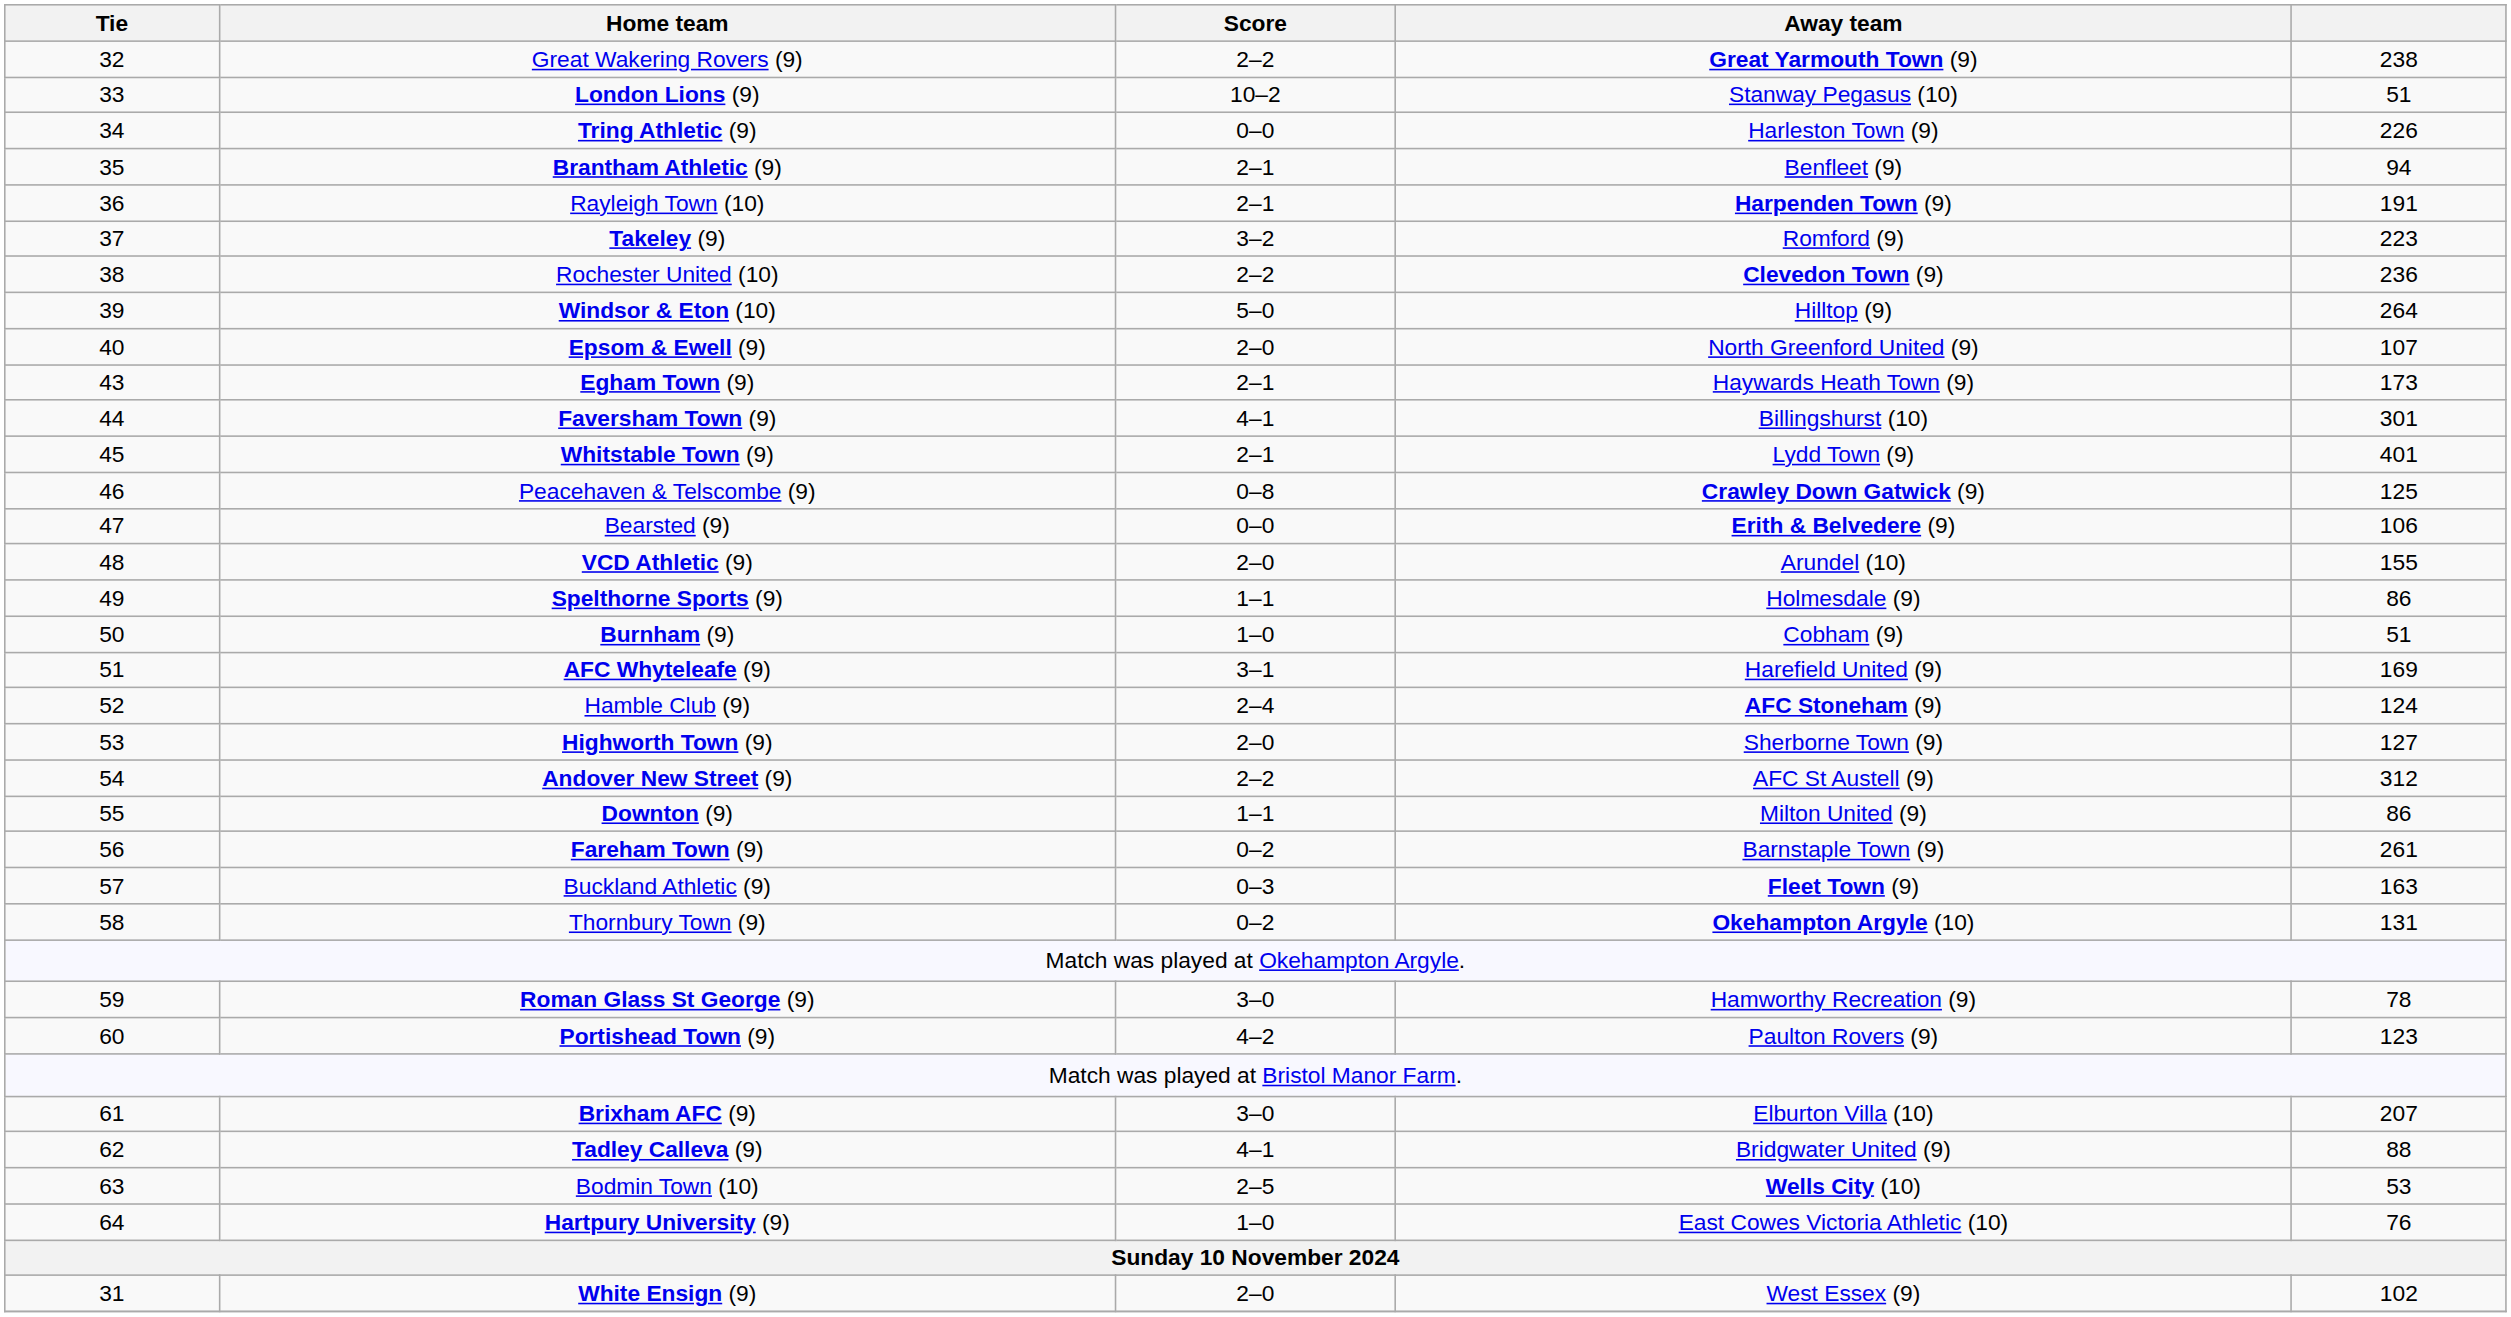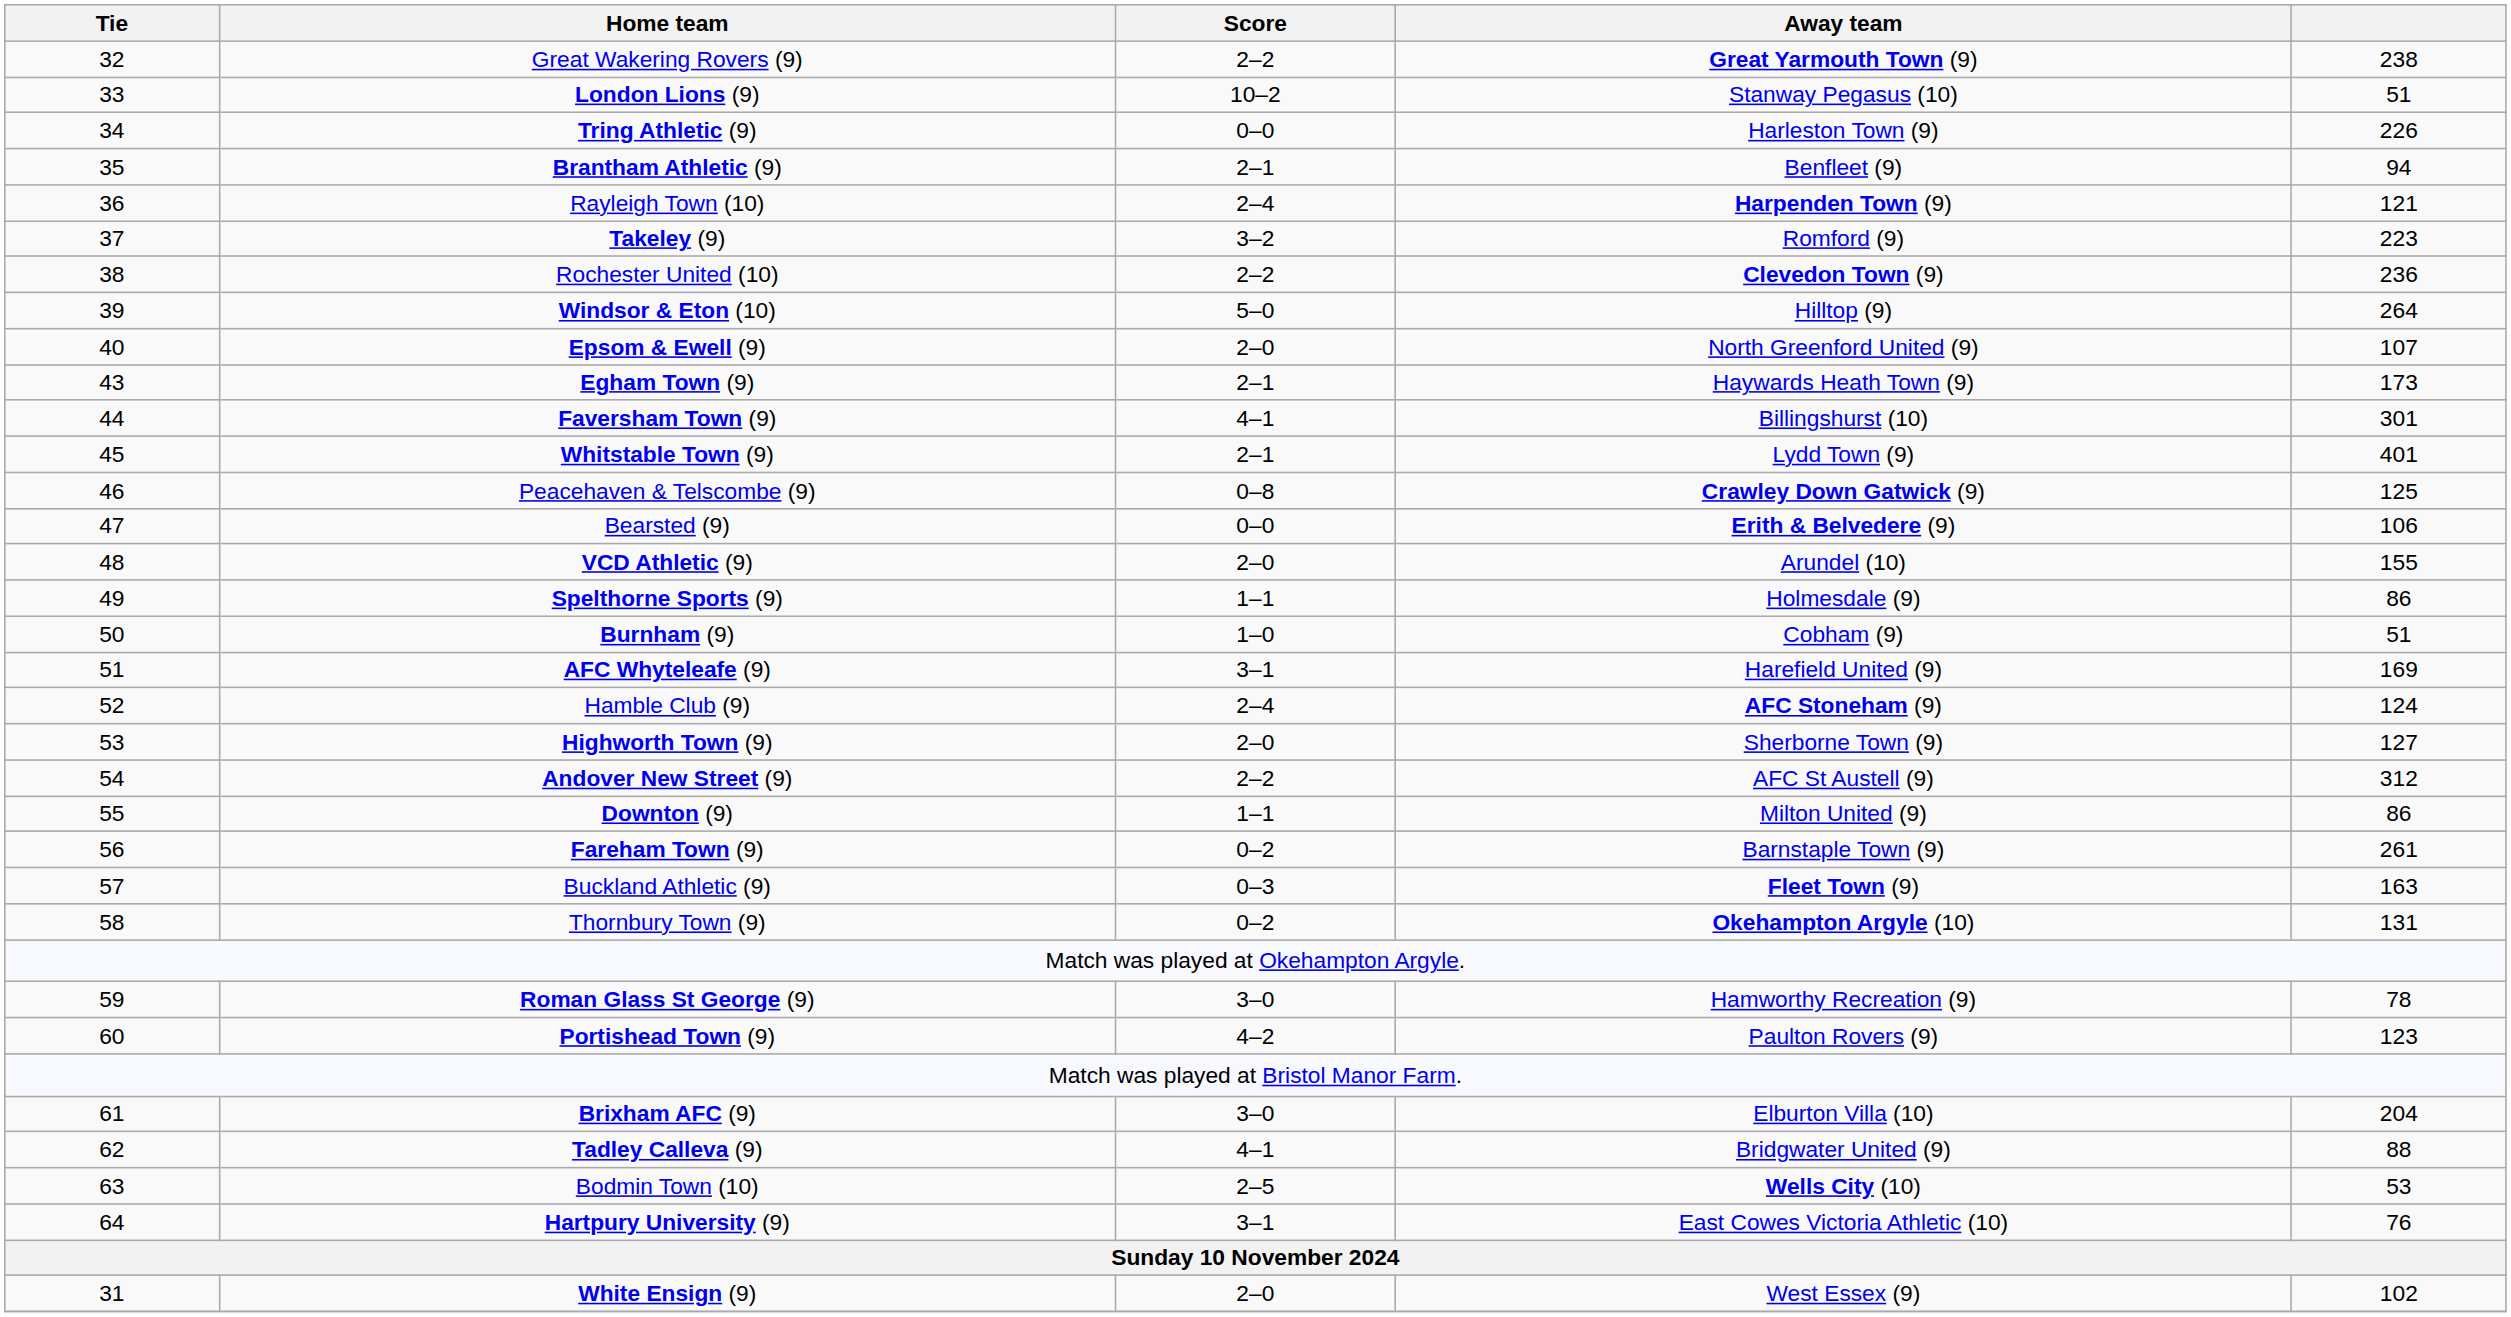(1255, 203) 2–1 -> (1255, 203) 2–4
(2399, 203) 191 -> (2399, 203) 121
(2399, 1114) 207 -> (2399, 1114) 204
(1255, 1222) 1–0 -> (1255, 1222) 3–1
